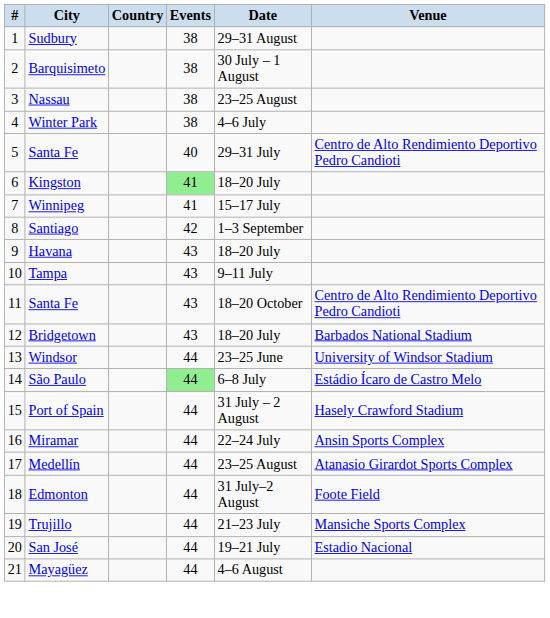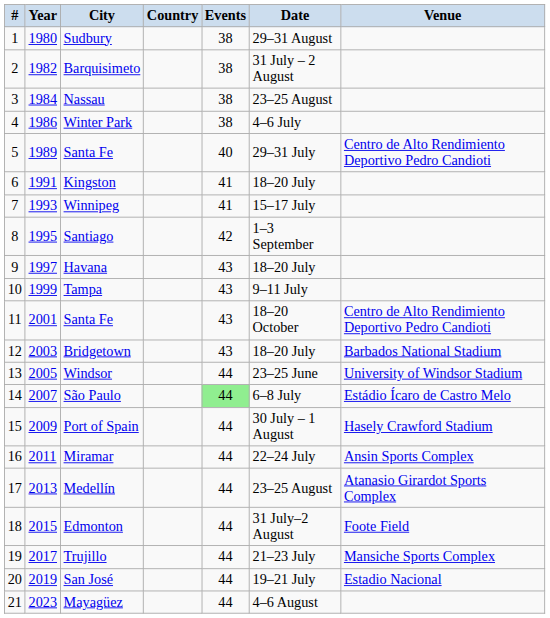+ column: (43, 15)
(249, 68) 30 July – 1 August -> (284, 68) 31 July – 2 August
(190, 183) lightgreen background -> (225, 183) no background
(249, 410) 31 July – 2 August -> (284, 426) 30 July – 1 August
